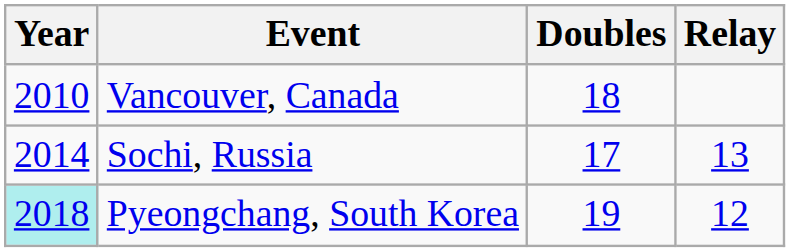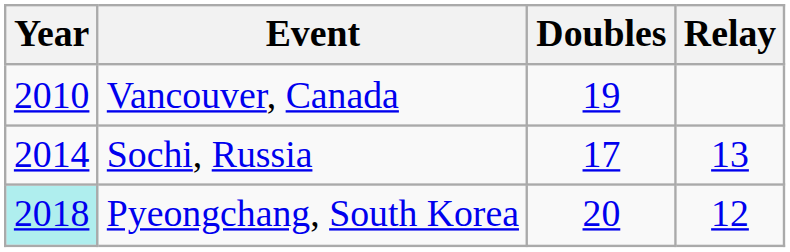(601, 94) 18 -> (601, 94) 19
(601, 214) 19 -> (601, 214) 20
